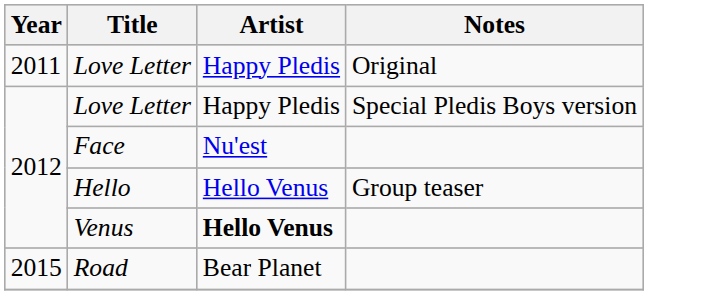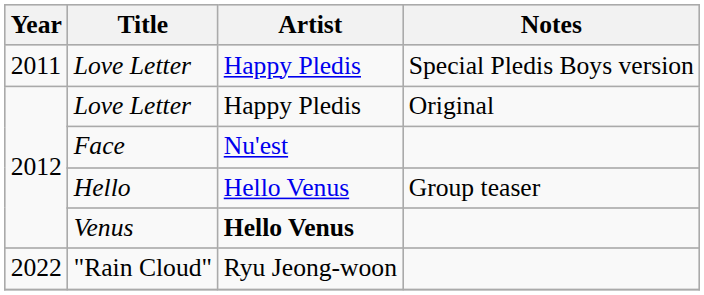(395, 65) Original -> (551, 65) Special Pledis Boys version
(494, 106) Special Pledis Boys version -> (451, 106) Original
- row: (36, 268)
+ row: (36, 268)
